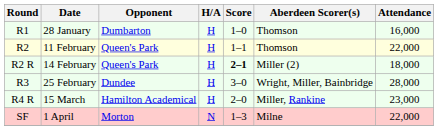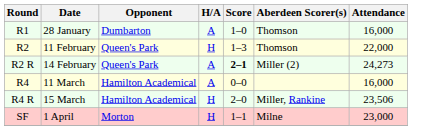(211, 30) H -> (211, 30) A
(239, 47) 1–1 -> (239, 47) 1–3
(211, 64) H -> (211, 64) A
(405, 64) 18,000 -> (378, 64) 24,273
- row: (70, 82)
+ row: (64, 82)
(405, 99) 23,000 -> (378, 99) 23,506
(211, 116) N -> (211, 116) H
(239, 116) 1–3 -> (239, 116) 1–1
(405, 116) 22,000 -> (378, 116) 23,000
